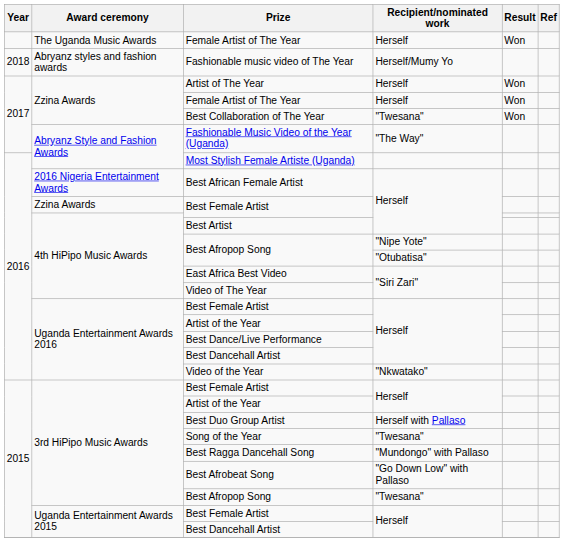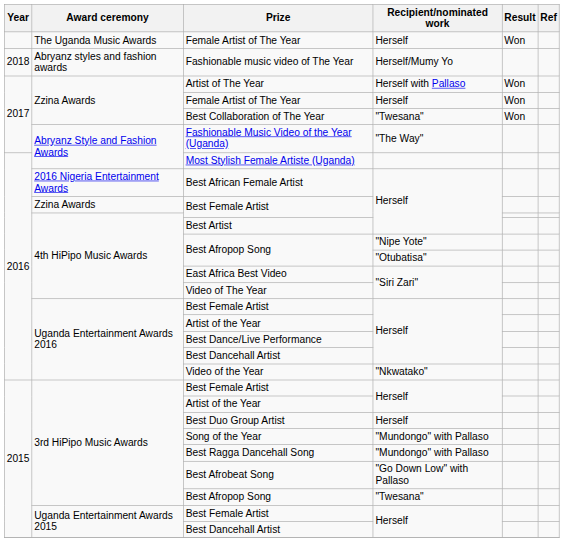(392, 84) Herself -> (420, 84) Herself with Pallaso
(420, 420) Herself with Pallaso -> (392, 420) Herself
(400, 436) "Twesana" -> (432, 436) "Mundongo" with Pallaso
